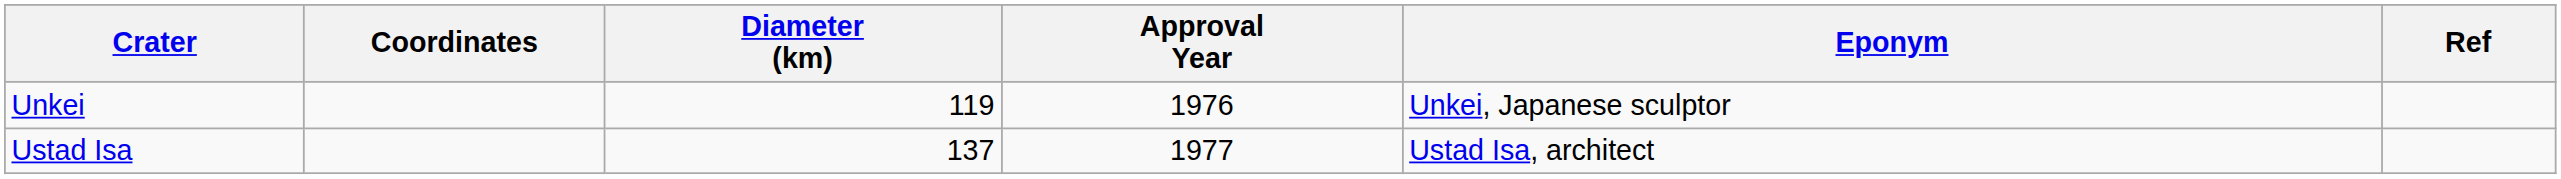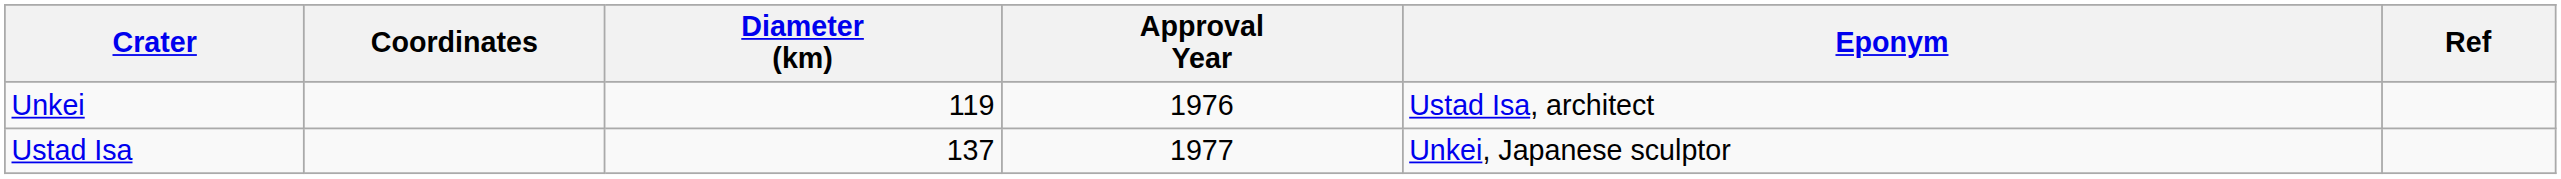(1570, 104) Unkei, Japanese sculptor -> (1532, 104) Ustad Isa, architect
(1532, 150) Ustad Isa, architect -> (1570, 150) Unkei, Japanese sculptor
